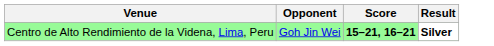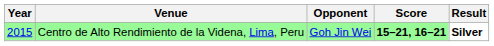+ column: (20, 14)
